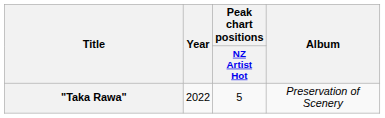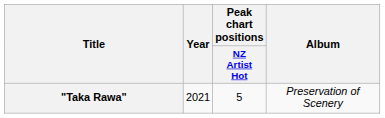(198, 98) 2022 -> (198, 98) 2021
